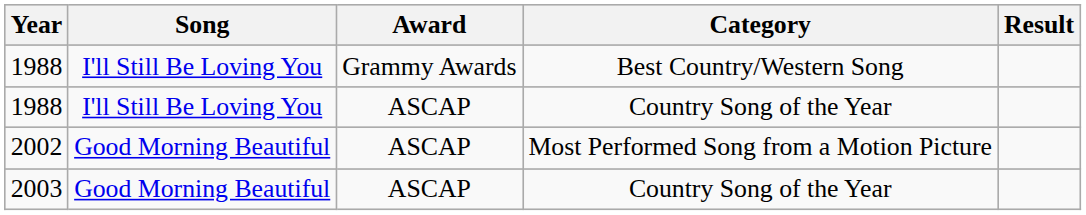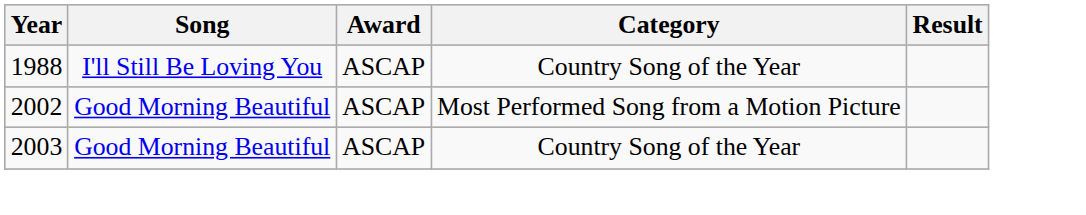- row: (37, 65)
